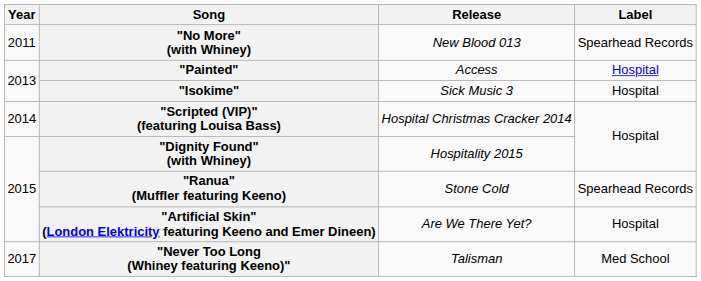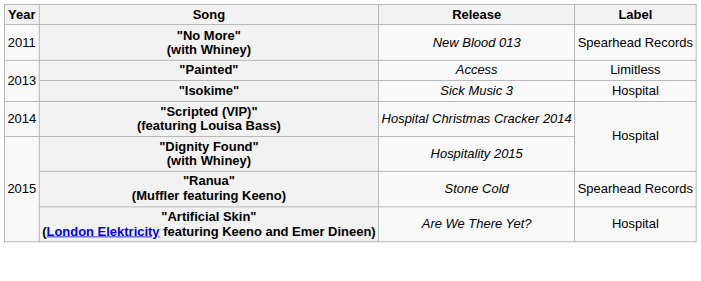(635, 70) Hospital -> (635, 70) Limitless
- row: (209, 259)
